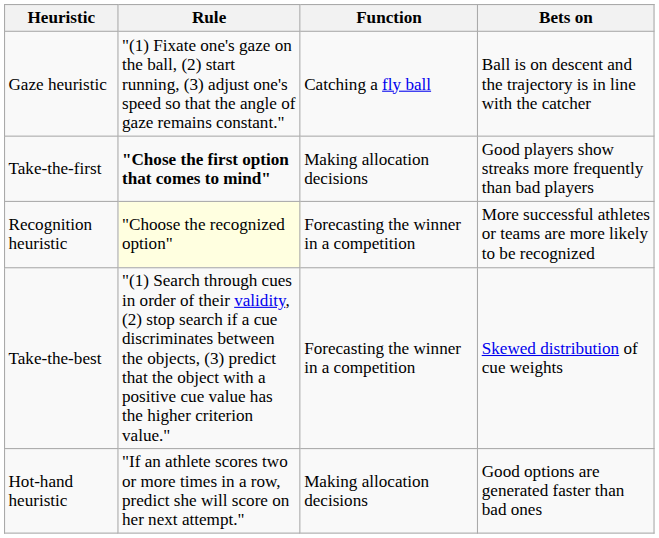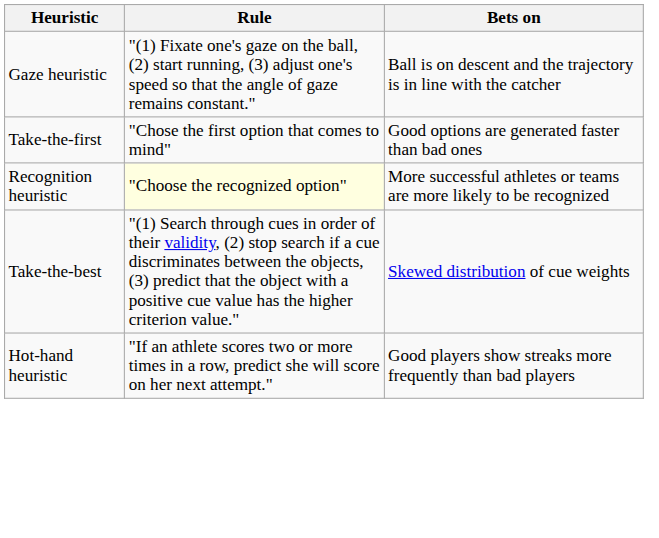- column: (389, 18)
(205, 168) bold -> (254, 139) normal
(563, 168) Good players show streaks more frequently than bad players -> (504, 139) Good options are generated faster than bad ones
(553, 490) Good options are generated faster than bad ones -> (500, 365) Good players show streaks more frequently than bad players
